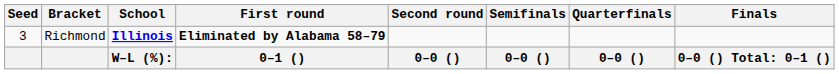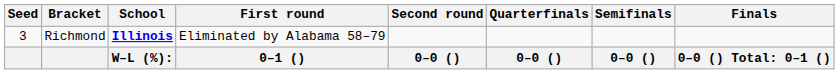columns swapped: (622, 15) <-> (528, 15)
(282, 36) bold -> (282, 36) normal
